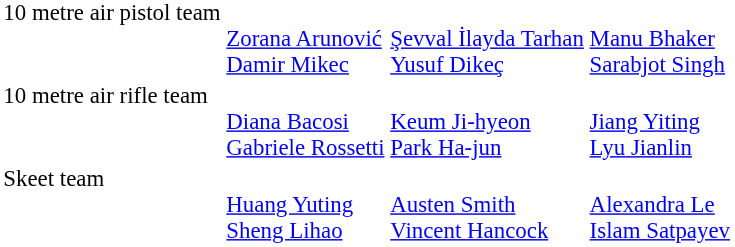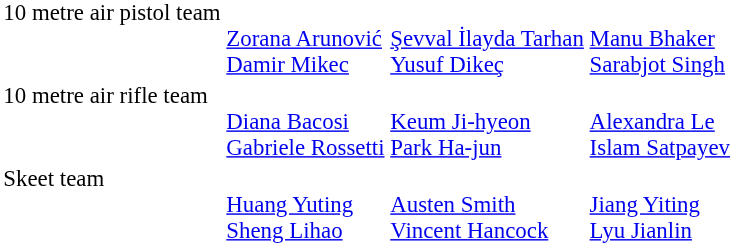(645, 134) Jiang Yiting Lyu Jianlin -> (660, 134) Alexandra Le Islam Satpayev
(660, 217) Alexandra Le Islam Satpayev -> (645, 217) Jiang Yiting Lyu Jianlin
